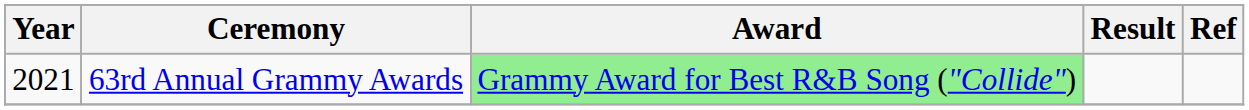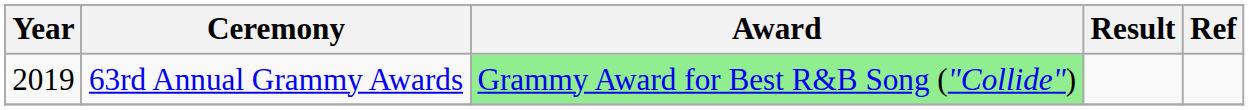(43, 78) 2021 -> (43, 78) 2019
